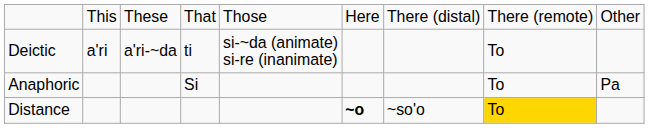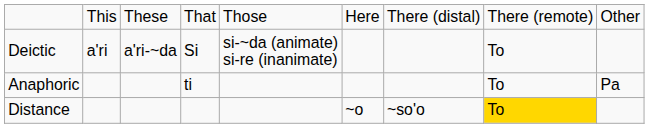(188, 51) ti -> (191, 51) Si
(191, 85) Si -> (188, 85) ti
(355, 110) bold -> (354, 110) normal
